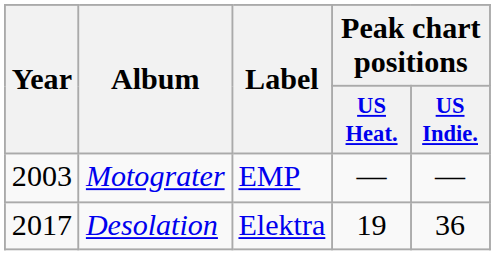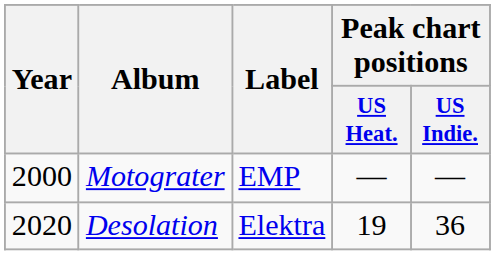(42, 177) 2003 -> (42, 177) 2000
(42, 224) 2017 -> (42, 224) 2020
